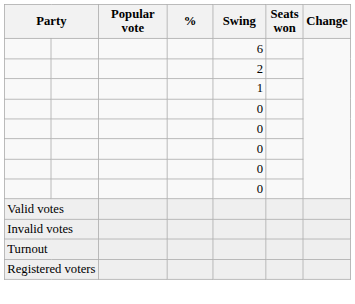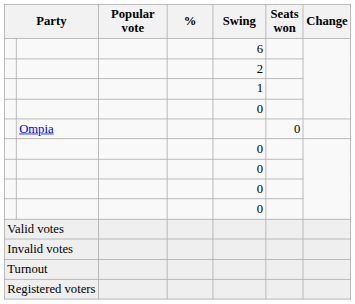+ row: (10, 129)
